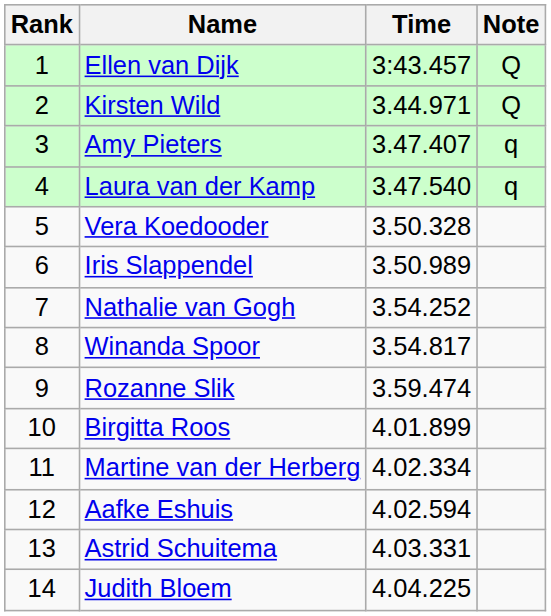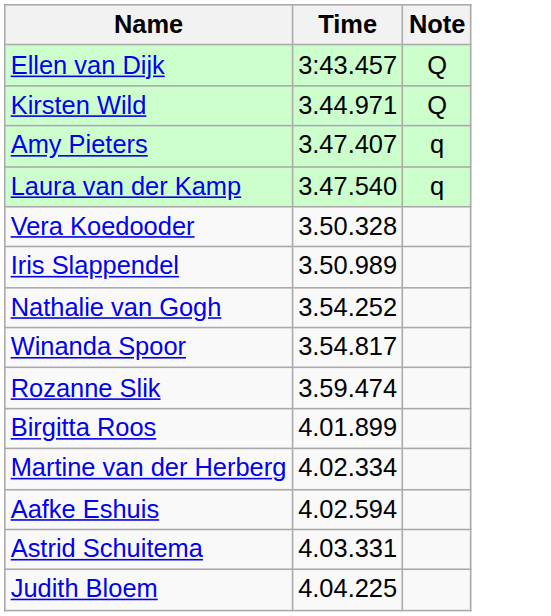- column: (42, 24)
